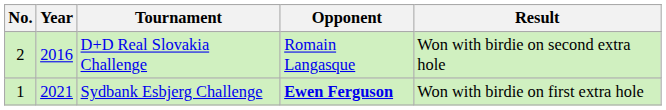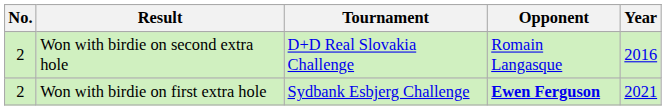columns swapped: (57, 18) <-> (537, 18)
(20, 91) 1 -> (20, 91) 2
